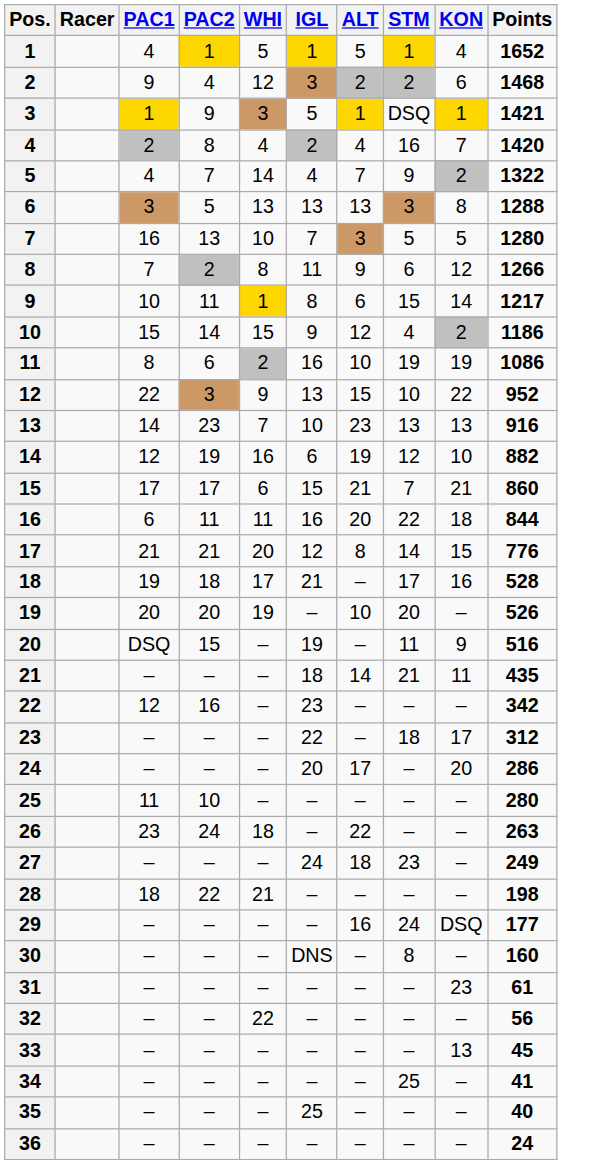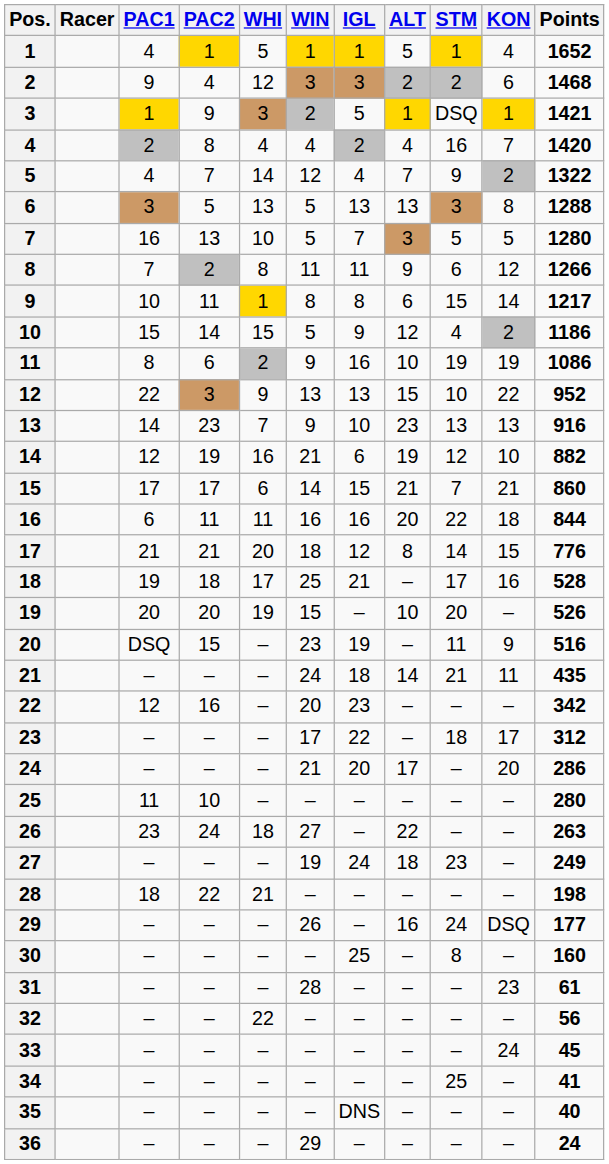+ column: (310, 20)
(312, 956) DNS -> (359, 956) 25
(461, 1050) 13 -> (509, 1050) 24
(312, 1112) 25 -> (359, 1112) DNS
